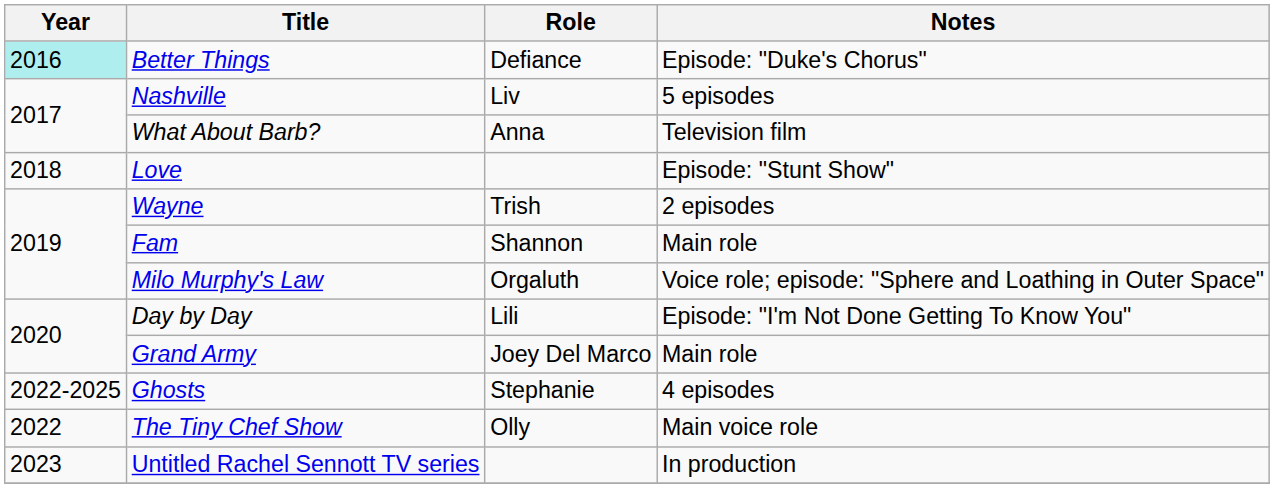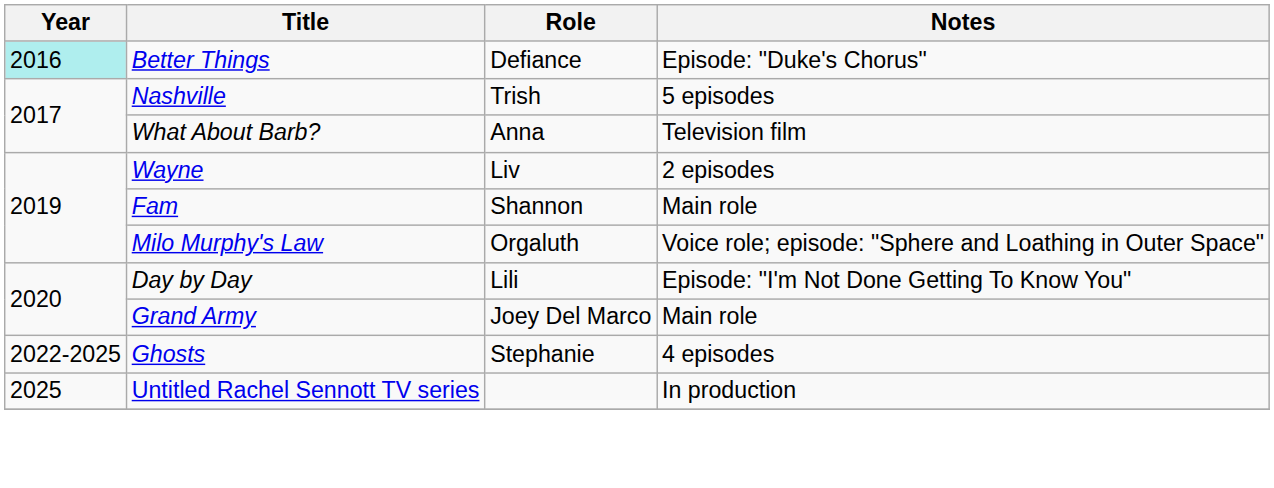(505, 96) Liv -> (516, 96) Trish
- row: (157, 170)
(516, 206) Trish -> (505, 170) Liv
- row: (237, 427)
(36, 464) 2023 -> (36, 390) 2025
